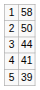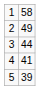(27, 28) 50 -> (27, 28) 49
